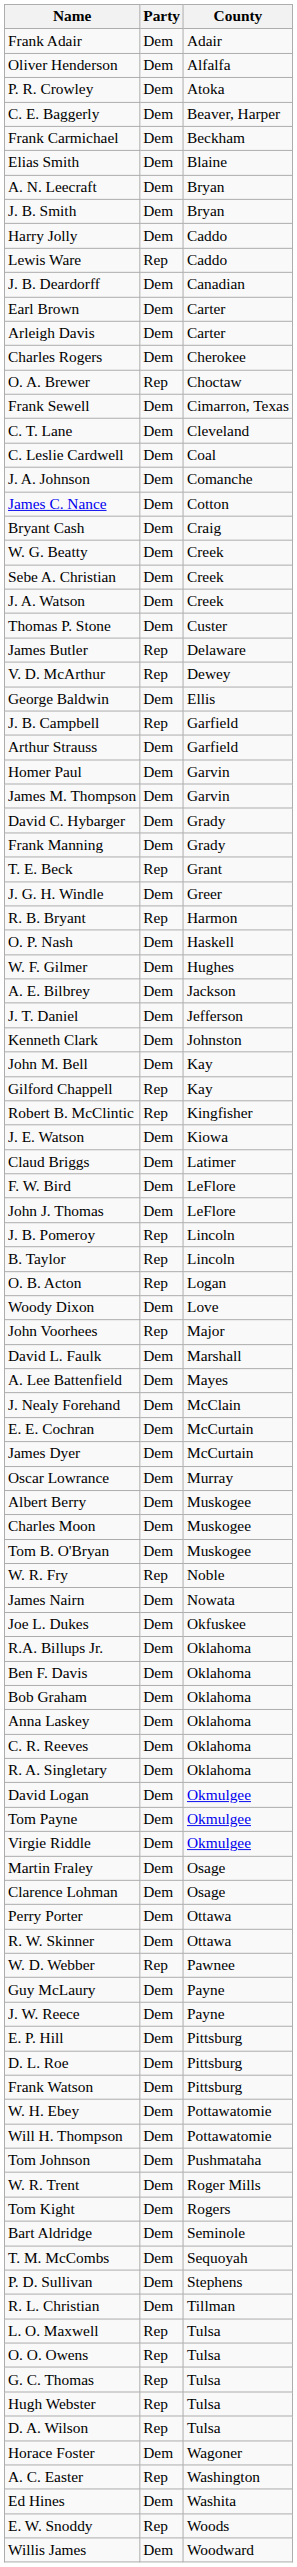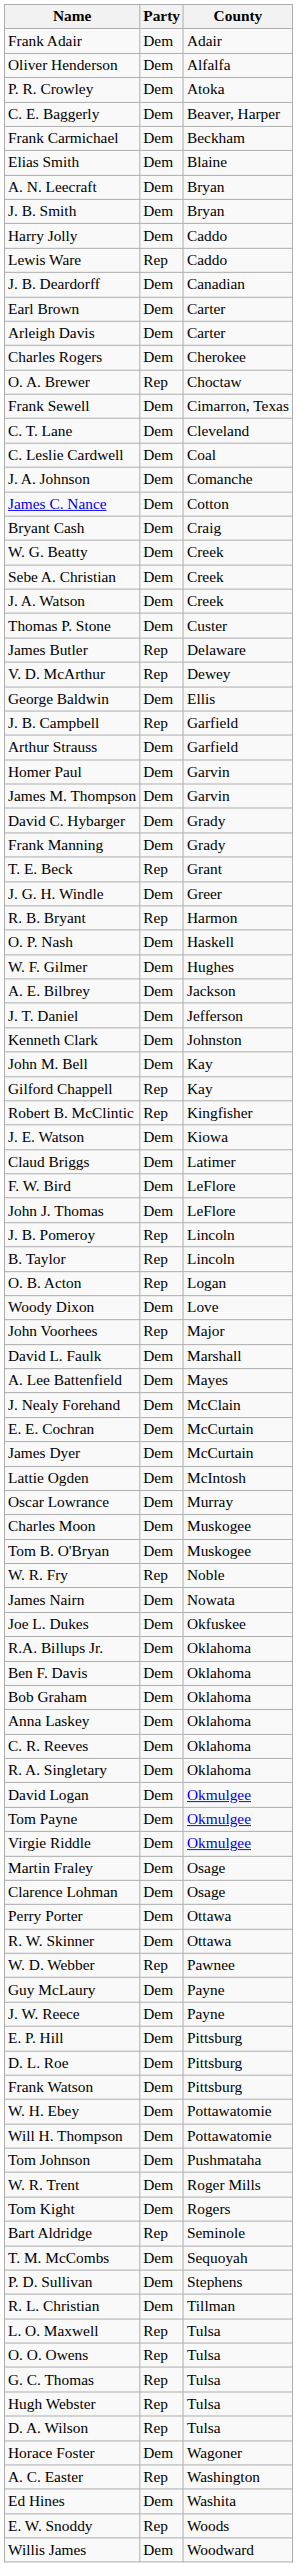+ row: (48, 1478)
- row: (47, 1502)
(158, 2233) Dem -> (156, 2233) Rep
